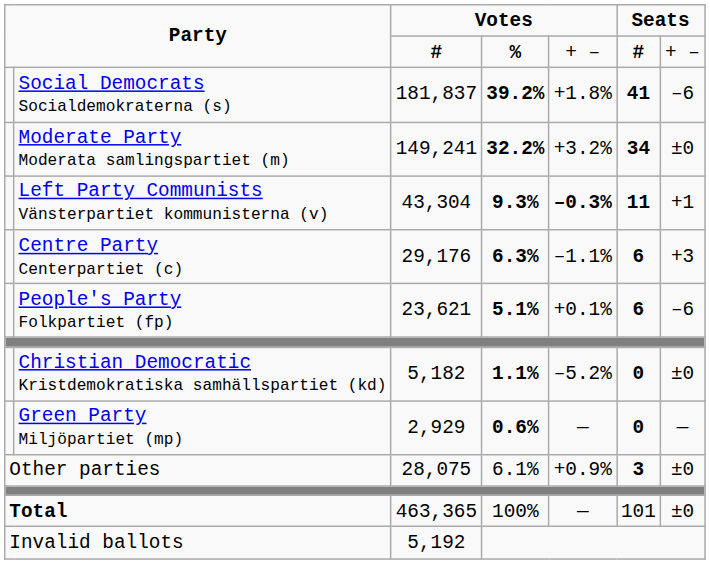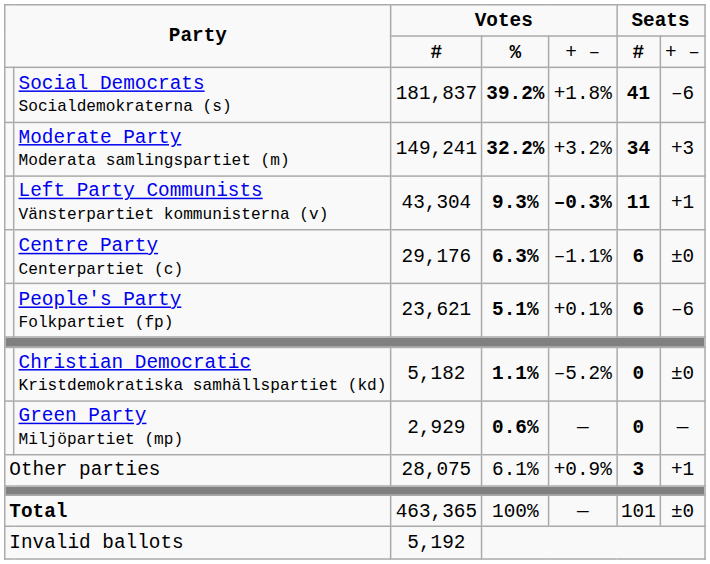(683, 149) ±0 -> (683, 149) +3
(683, 257) +3 -> (683, 257) ±0
(683, 470) ±0 -> (683, 470) +1
